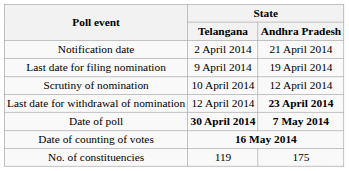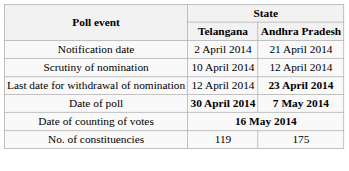- row: (96, 67)
